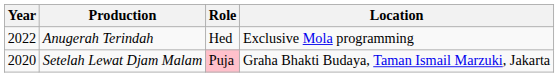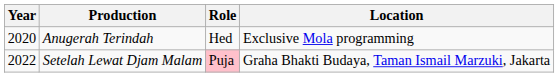(22, 38) 2022 -> (22, 38) 2020
(22, 60) 2020 -> (22, 60) 2022
